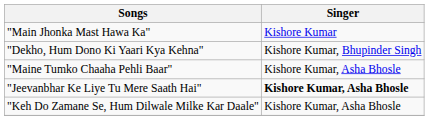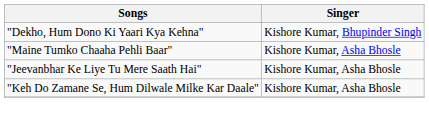- row: (79, 32)
(336, 87) bold -> (332, 69) normal
